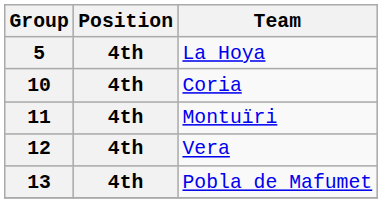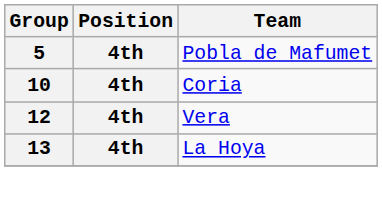(224, 53) La Hoya -> (277, 53) Pobla de Mafumet
- row: (39, 117)
(277, 182) Pobla de Mafumet -> (224, 150) La Hoya
